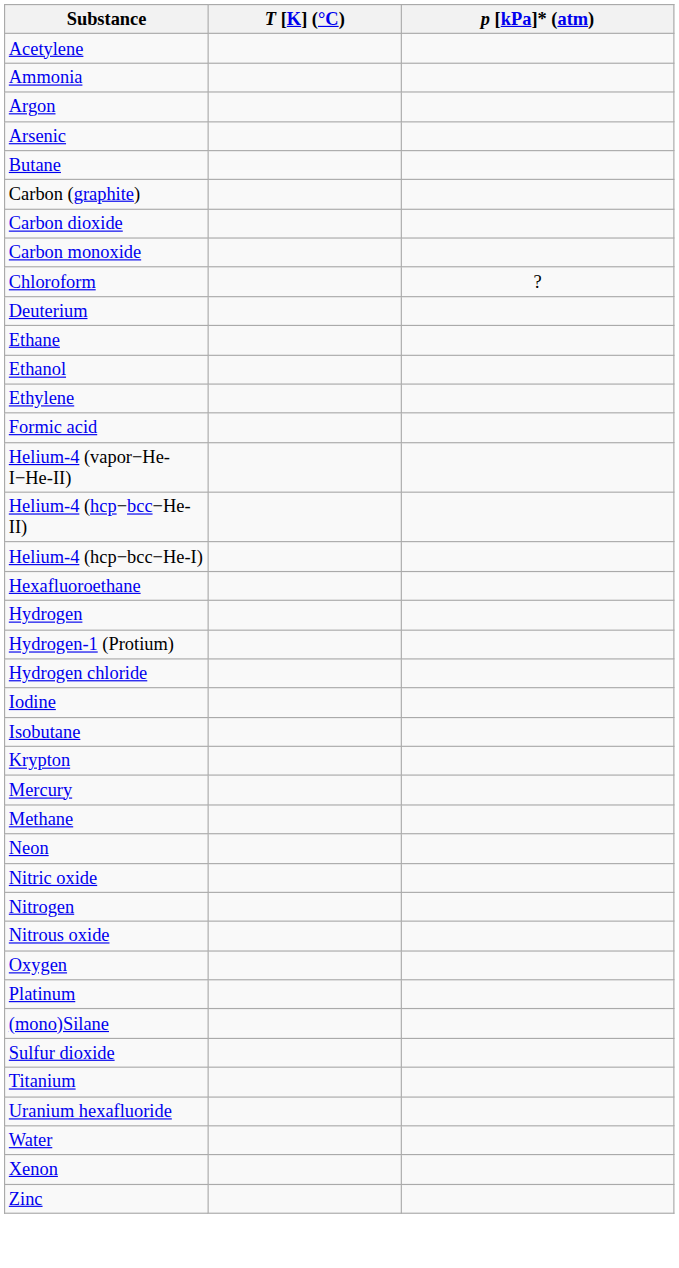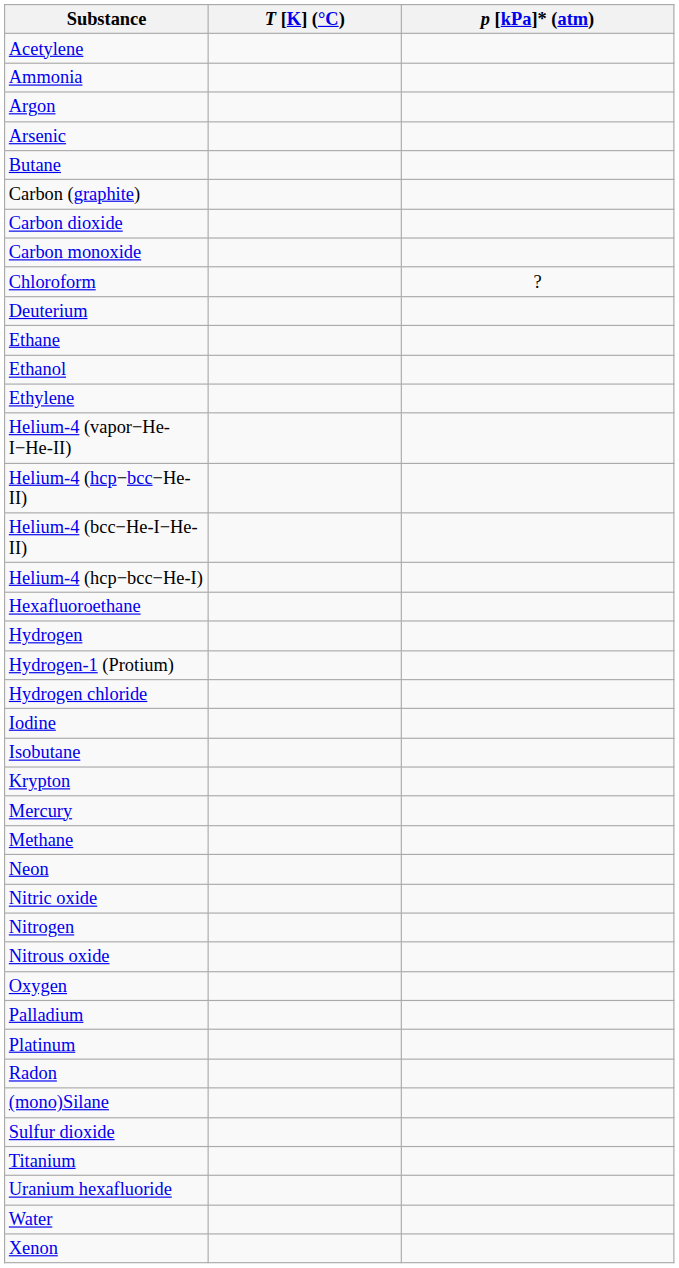- row: (53, 427)
+ row: (103, 537)
+ row: (46, 1014)
+ row: (33, 1073)
- row: (26, 1198)
